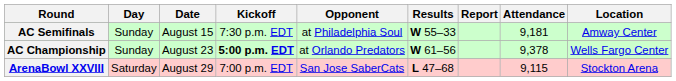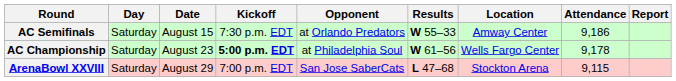columns swapped: (619, 14) <-> (479, 14)
(134, 32) Sunday -> (134, 32) Saturday
(352, 32) at Philadelphia Soul -> (352, 32) at Orlando Predators
(534, 32) 9,181 -> (595, 32) 9,186
(134, 50) Sunday -> (134, 50) Saturday
(352, 50) at Orlando Predators -> (352, 50) at Philadelphia Soul
(534, 50) 9,378 -> (595, 50) 9,178
